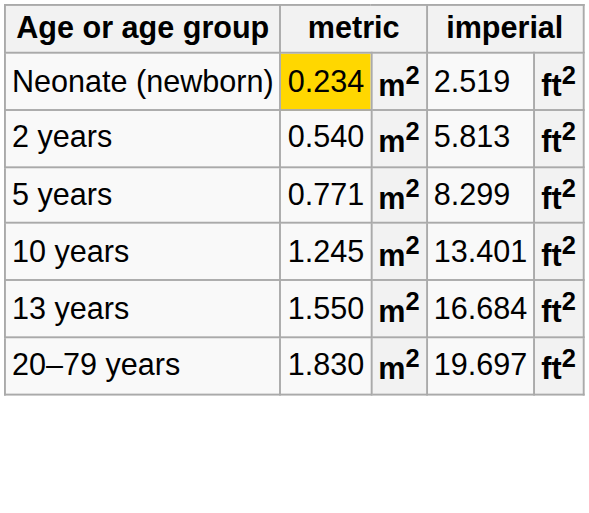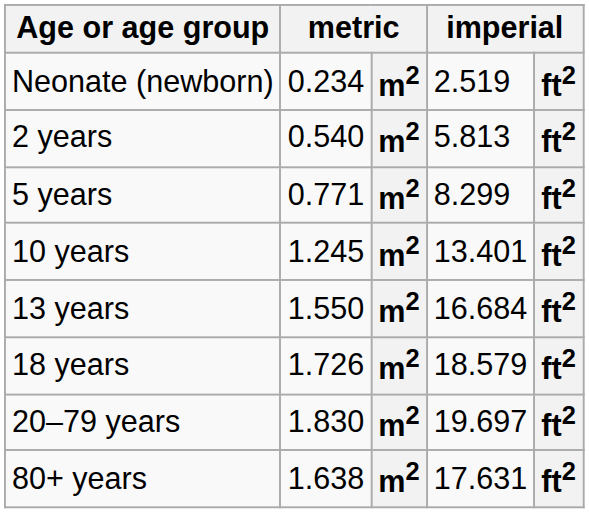(326, 81) gold background -> (326, 81) no background
+ row: (71, 364)
+ row: (80, 478)
